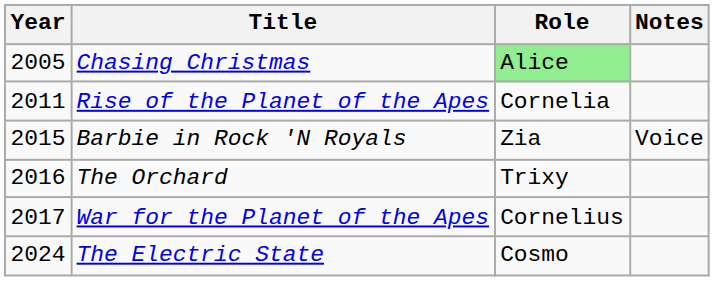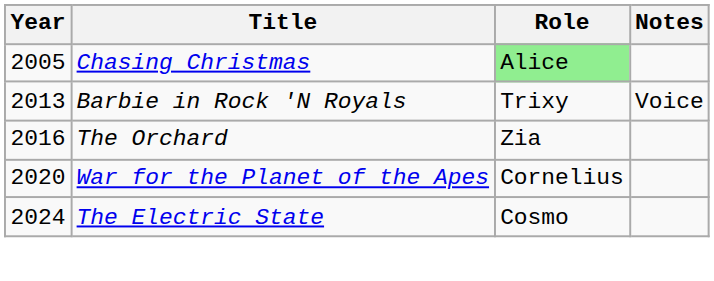- row: (283, 101)
(38, 140) 2015 -> (38, 101) 2013
(521, 140) Zia -> (535, 101) Trixy
(535, 178) Trixy -> (521, 140) Zia
(38, 217) 2017 -> (38, 178) 2020
